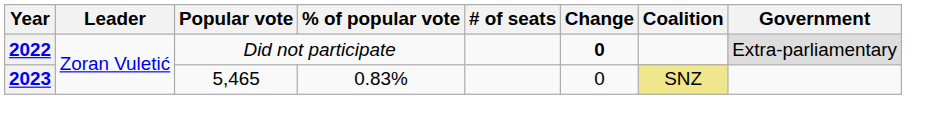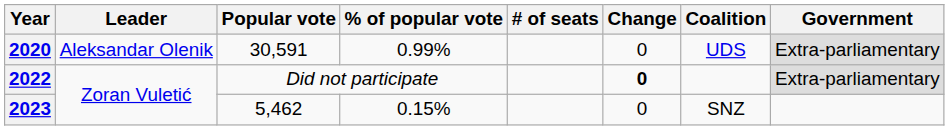+ row: (30, 49)
(236, 79) 5,465 -> (279, 109) 5,462
(381, 79) 0.83% -> (424, 109) 0.15%
(683, 79) khaki background -> (726, 109) no background
